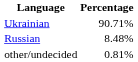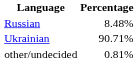rows swapped: (27, 23) <-> (22, 38)
